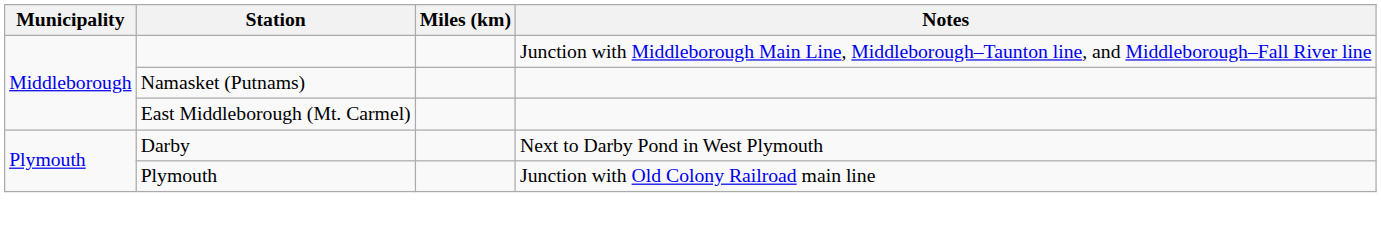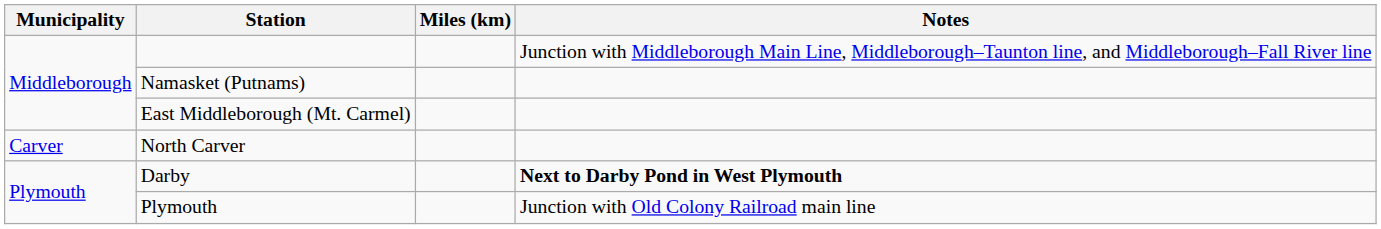+ row: (193, 144)
(672, 144) normal -> (681, 176) bold
